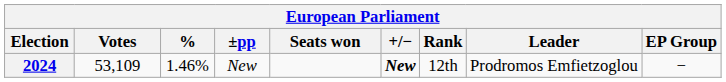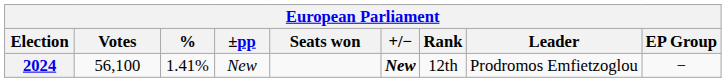(117, 65) 53,109 -> (117, 65) 56,100
(187, 65) 1.46% -> (187, 65) 1.41%
